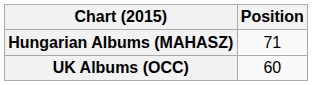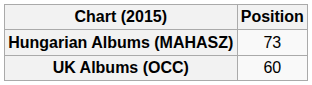(272, 42) 71 -> (272, 42) 73
